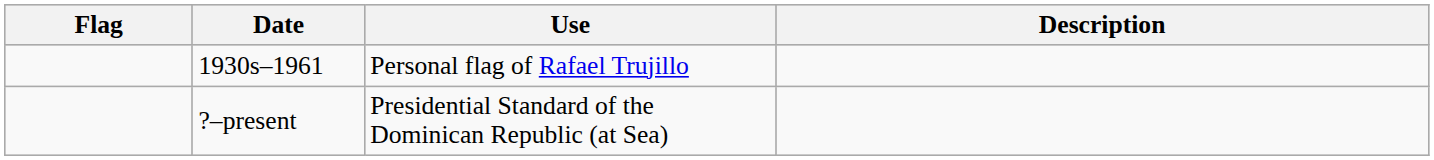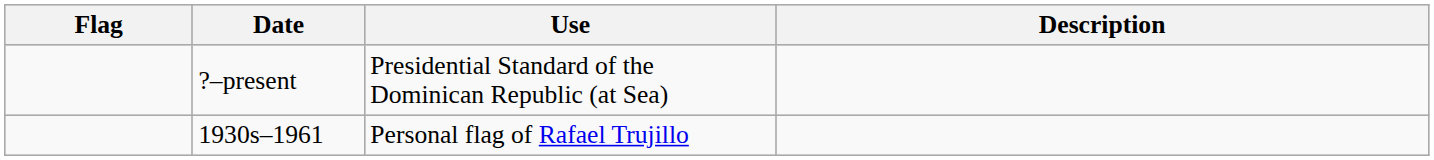rows swapped: (248, 120) <-> (261, 65)
